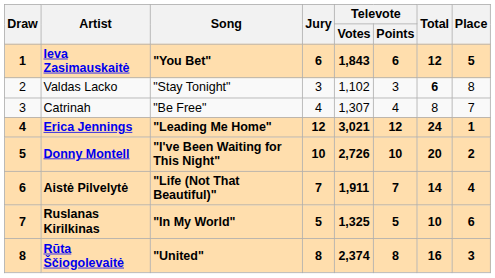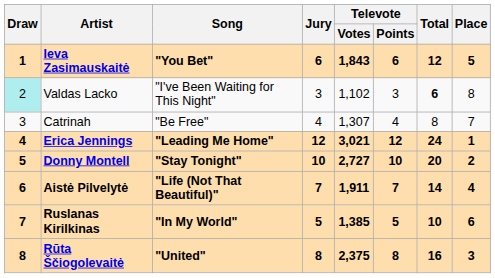(23, 87) no background -> (23, 94) paleturquoise background
(192, 87) "Stay Tonight" -> (214, 94) "I've Been Waiting for This Night"
(217, 154) "I've Been Waiting for This Night" -> (198, 161) "Stay Tonight"
(354, 154) 2,726 -> (354, 161) 2,727
(354, 221) 1,325 -> (354, 221) 1,385
(354, 255) 2,374 -> (354, 255) 2,375
